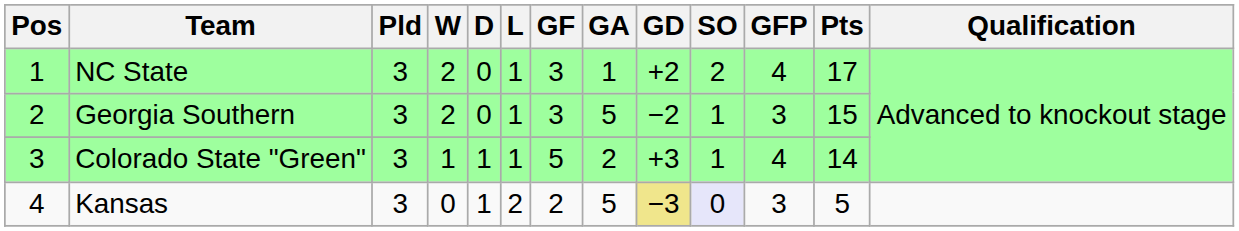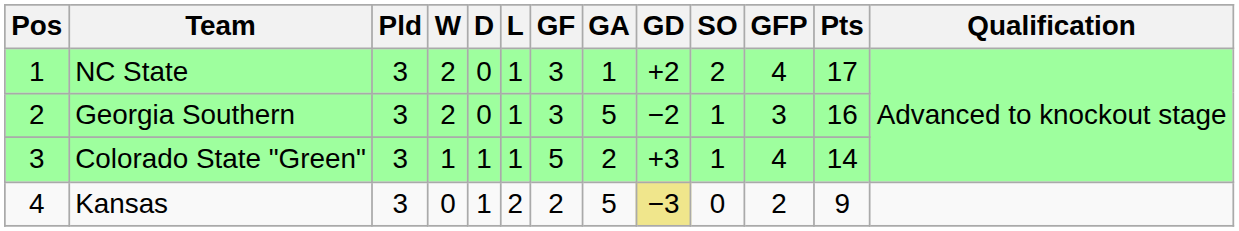(842, 114) 15 -> (842, 114) 16
(717, 203) lavender background -> (717, 203) no background
(779, 203) 3 -> (779, 203) 2
(842, 203) 5 -> (842, 203) 9
